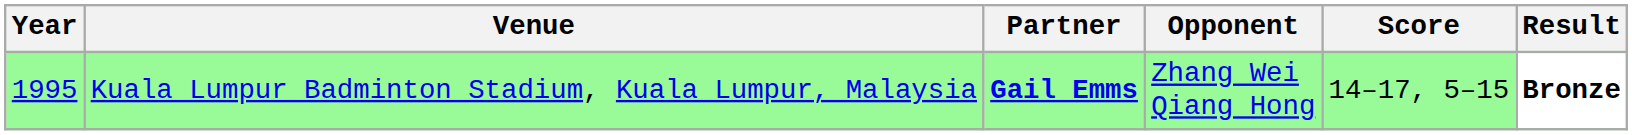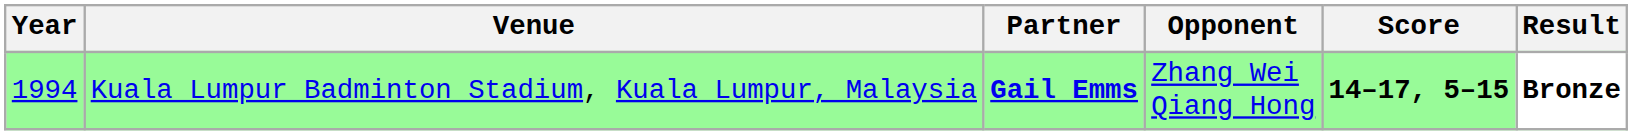(45, 90) 1995 -> (45, 90) 1994
(1419, 90) normal -> (1419, 90) bold
